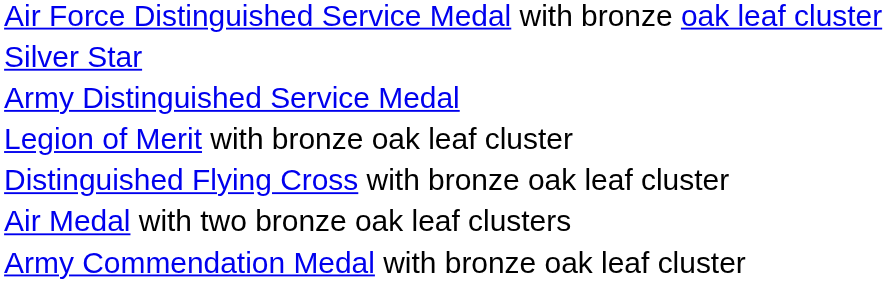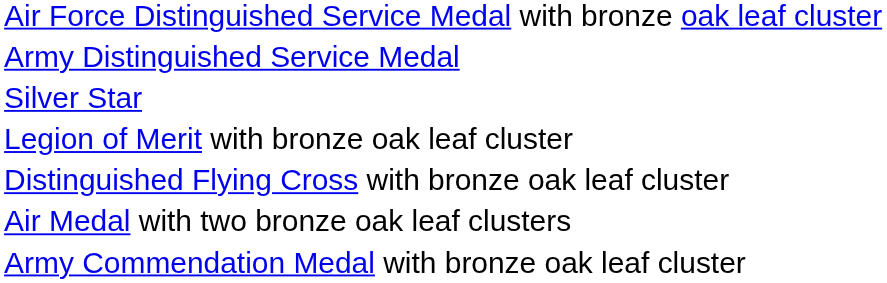rows swapped: (232, 98) <-> (73, 57)
